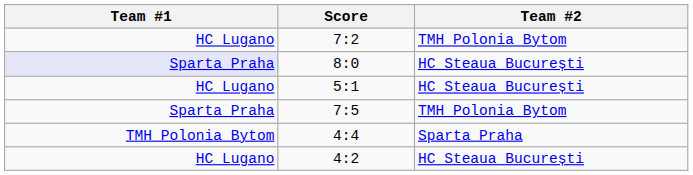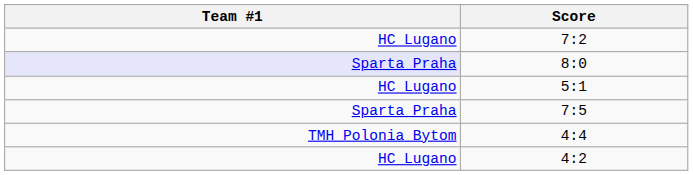- column: (551, 16)
